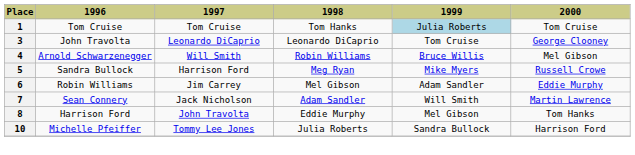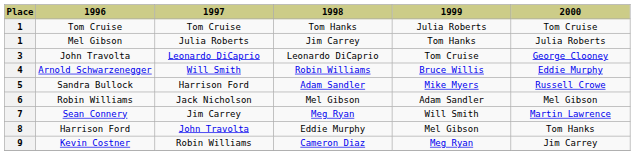(452, 26) lightblue background -> (452, 26) no background
+ row: (20, 41)
(570, 56) Mel Gibson -> (570, 70) Eddie Murphy
(333, 70) Meg Ryan -> (333, 85) Adam Sandler
(214, 85) Jim Carrey -> (214, 99) Jack Nicholson
(570, 85) Eddie Murphy -> (570, 99) Mel Gibson
(214, 99) Jack Nicholson -> (214, 114) Jim Carrey
(333, 99) Adam Sandler -> (333, 114) Meg Ryan
+ row: (20, 143)
- row: (20, 129)
